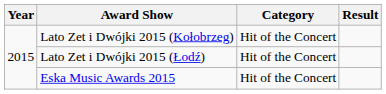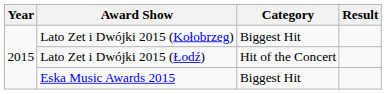(288, 36) Hit of the Concert -> (270, 36) Biggest Hit
(288, 78) Hit of the Concert -> (270, 78) Biggest Hit
